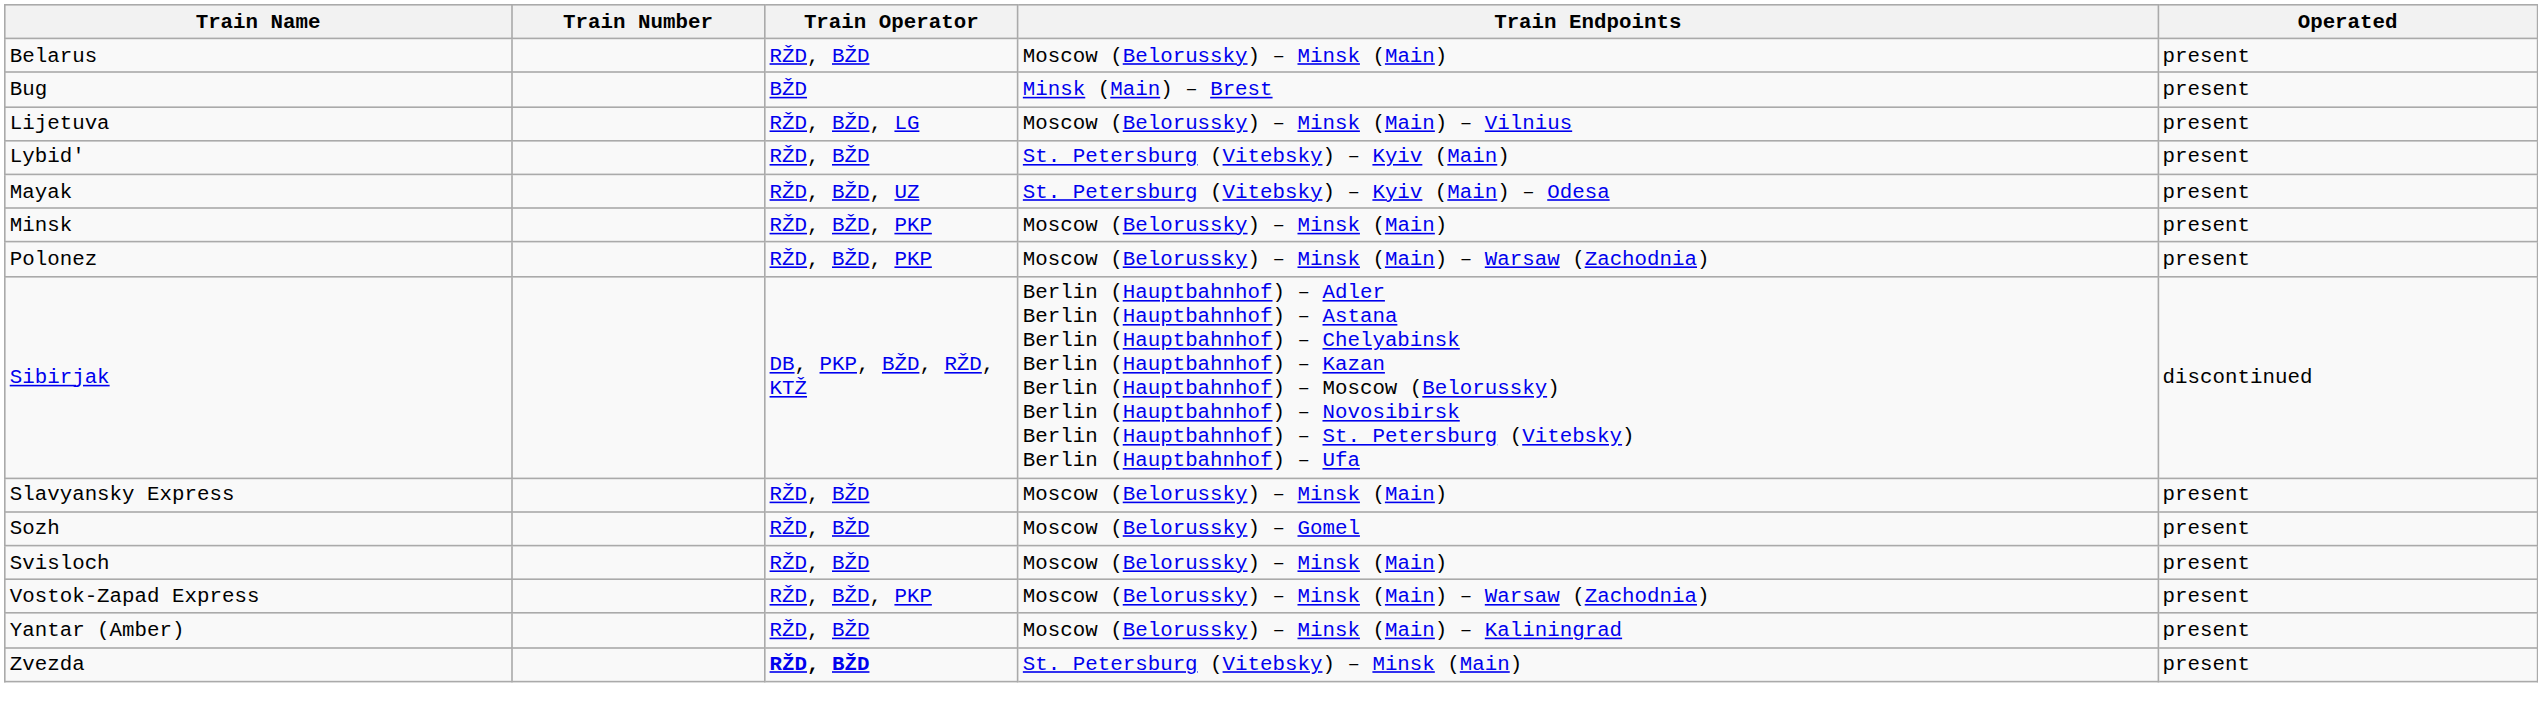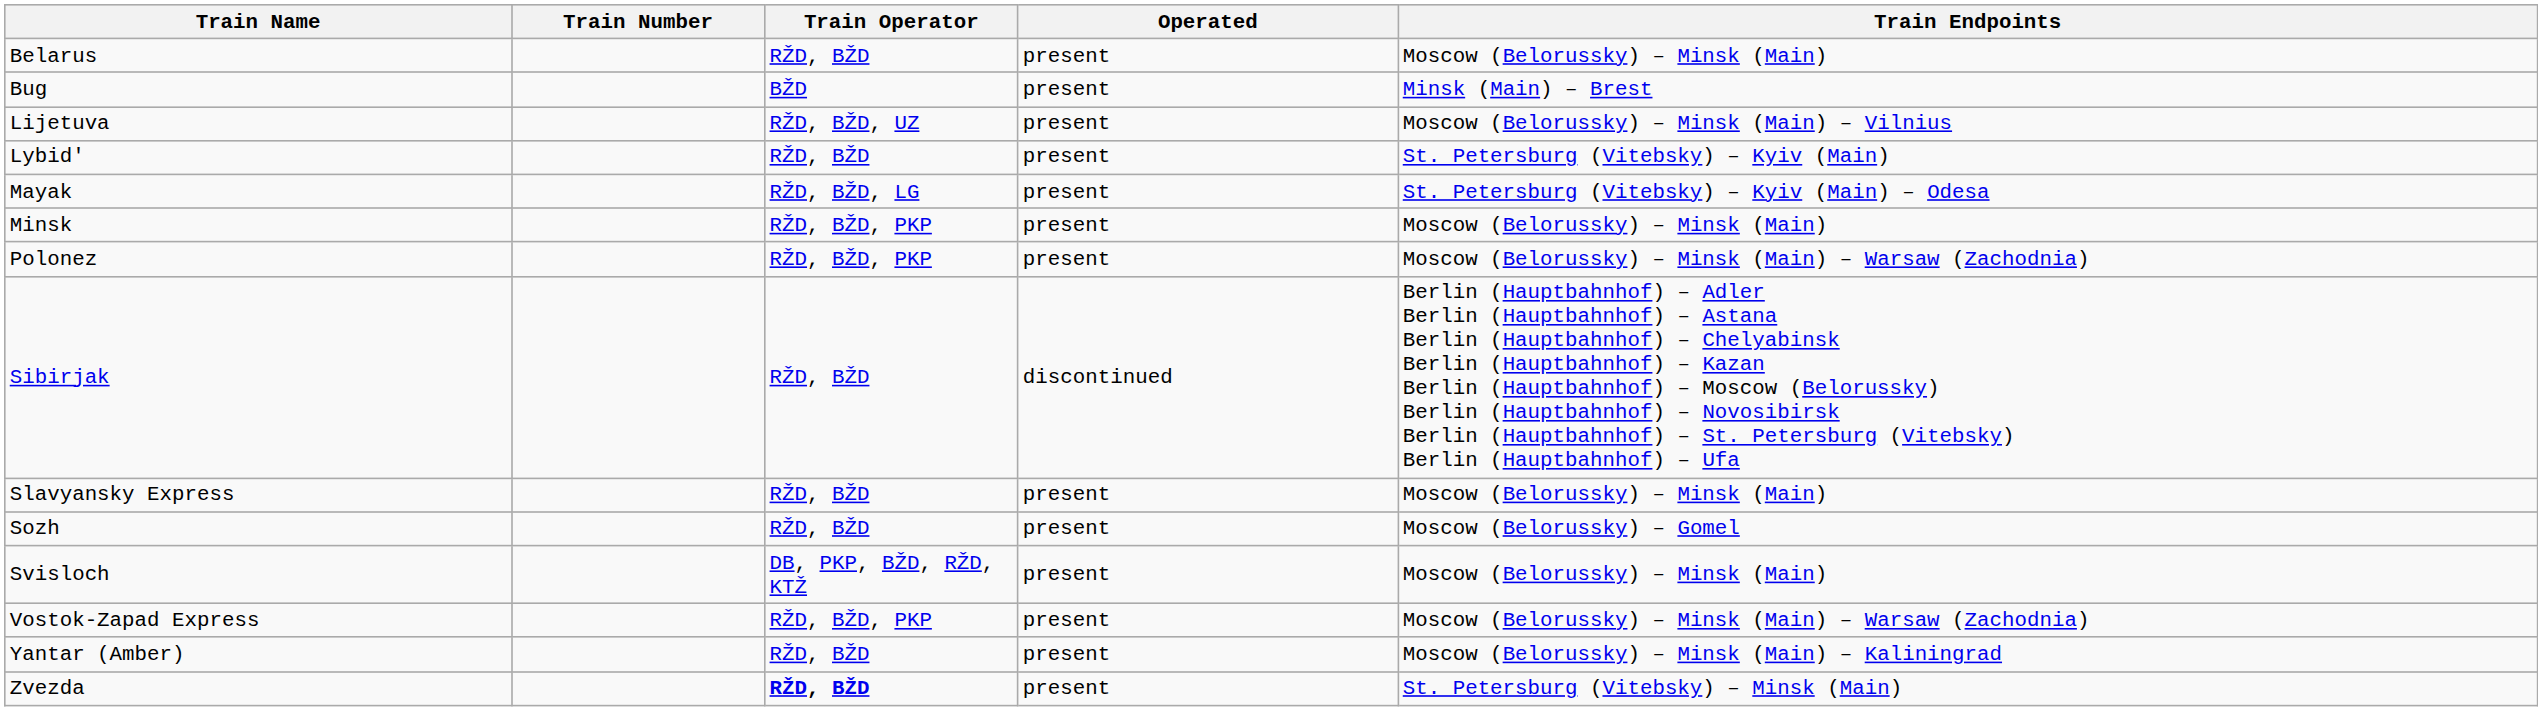columns swapped: (1588, 22) <-> (2348, 22)
(844, 123) RŽD, BŽD, LG -> (844, 123) RŽD, BŽD, UZ
(844, 191) RŽD, BŽD, UZ -> (844, 191) RŽD, BŽD, LG
(882, 377) DB, PKP, BŽD, RŽD, KTŽ -> (820, 377) RŽD, BŽD
(820, 563) RŽD, BŽD -> (882, 575) DB, PKP, BŽD, RŽD, KTŽ
